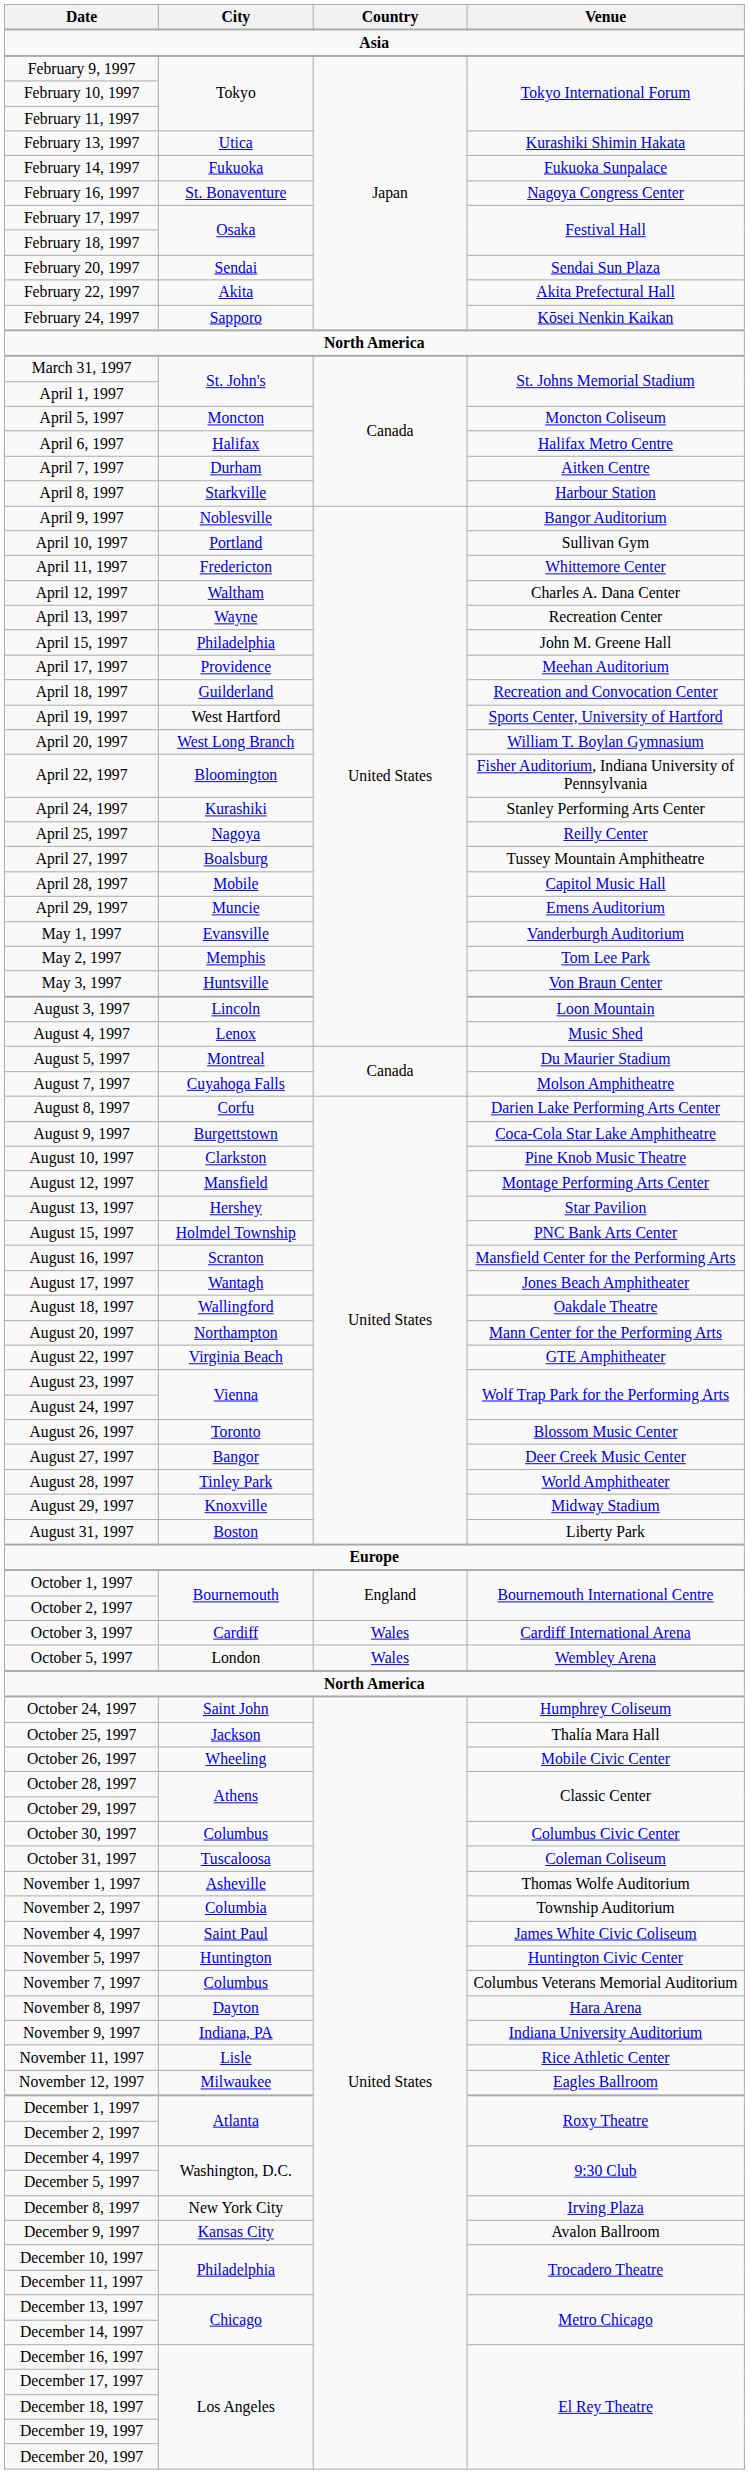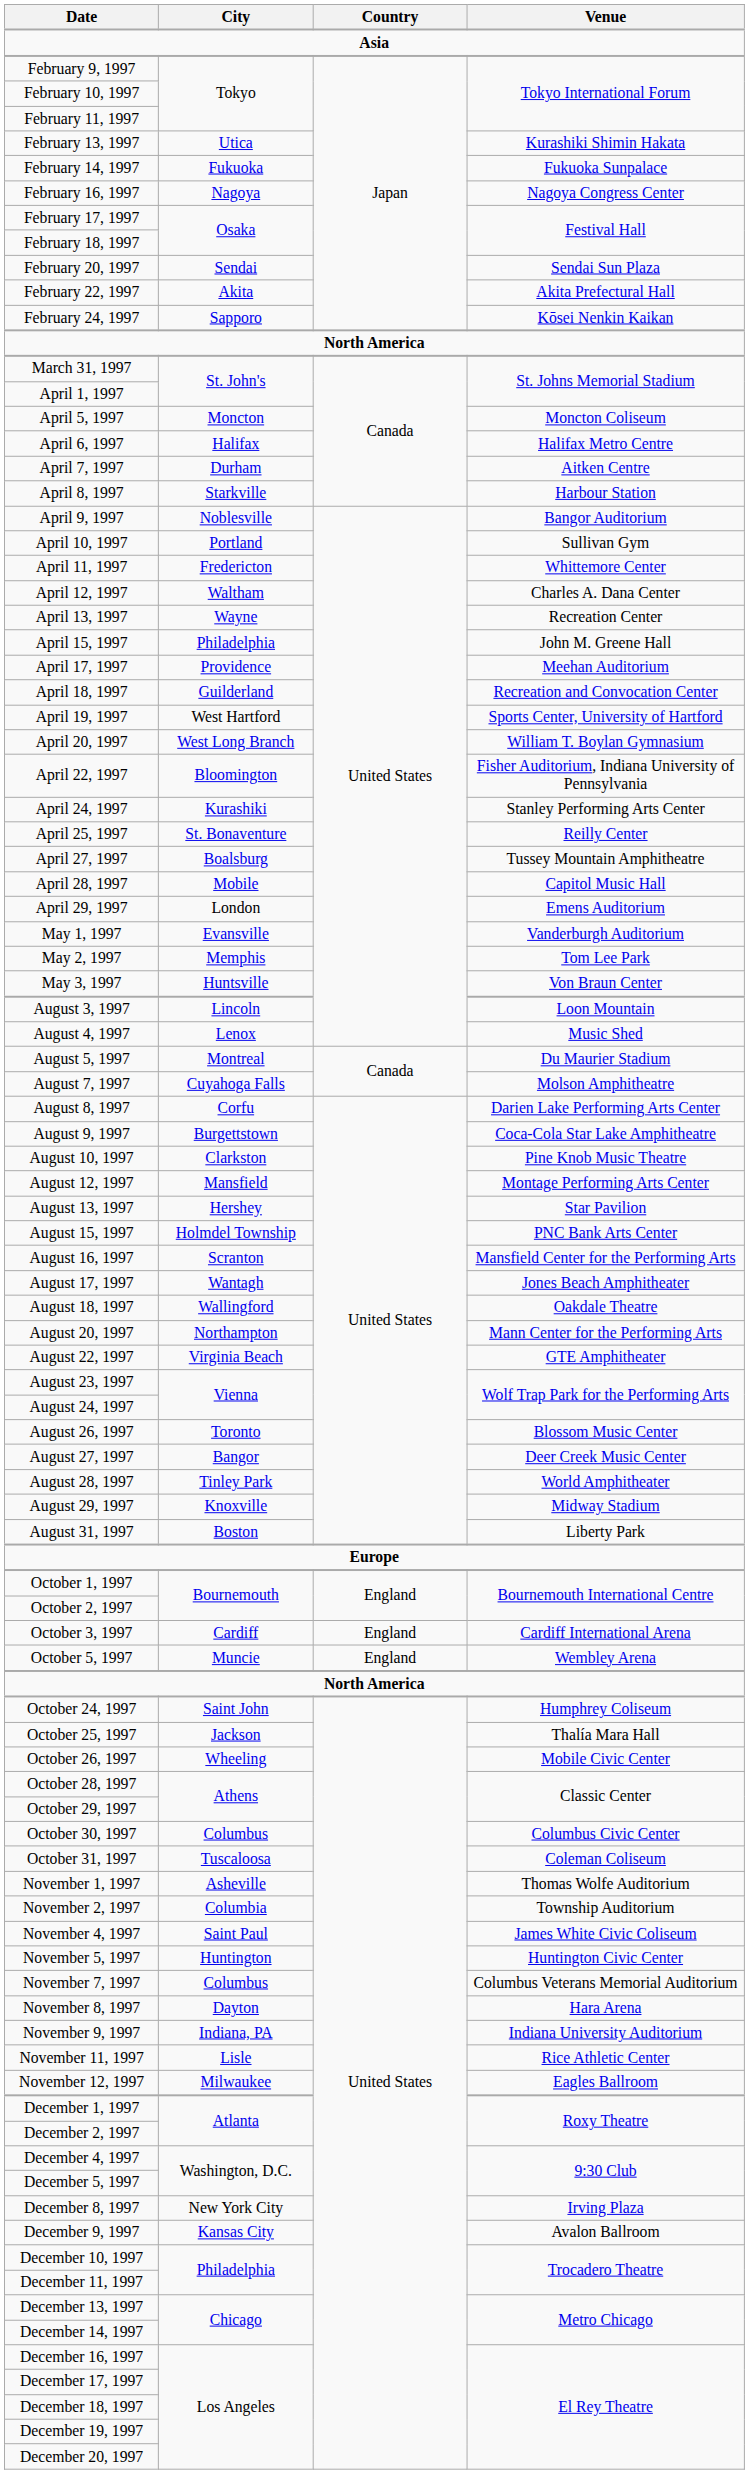(236, 192) St. Bonaventure -> (236, 192) Nagoya
(236, 834) Nagoya -> (236, 834) St. Bonaventure
(236, 908) Muncie -> (236, 908) London
(390, 1632) Wales -> (390, 1632) England
(236, 1657) London -> (236, 1657) Muncie
(390, 1657) Wales -> (390, 1657) England
